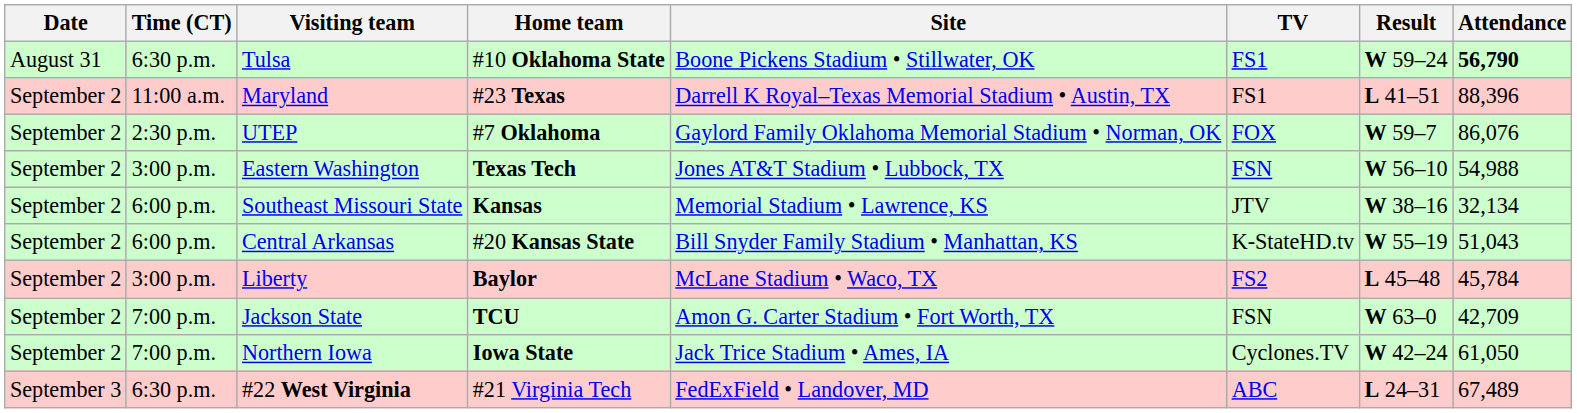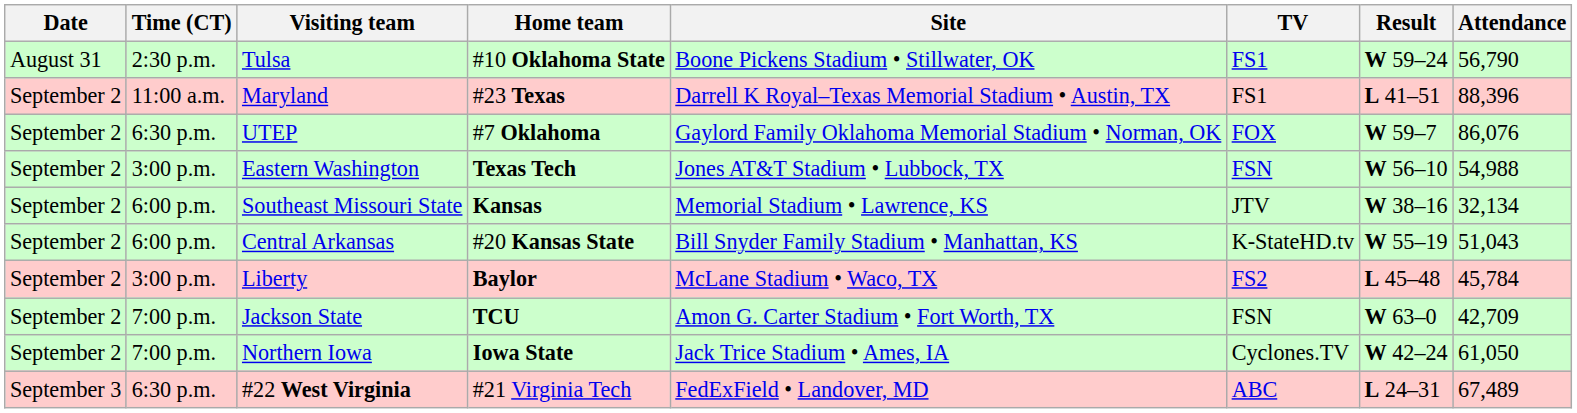(174, 59) 6:30 p.m. -> (174, 59) 2:30 p.m.
(1488, 59) bold -> (1488, 59) normal
(174, 132) 2:30 p.m. -> (174, 132) 6:30 p.m.
